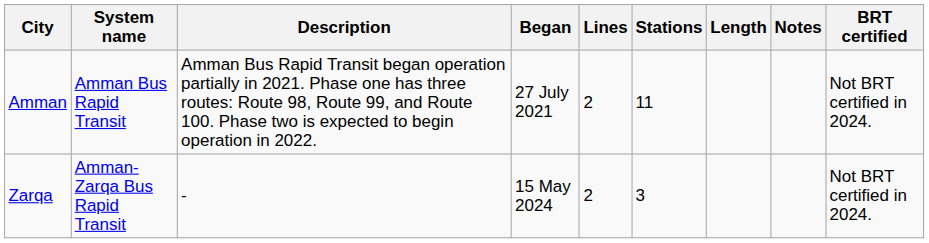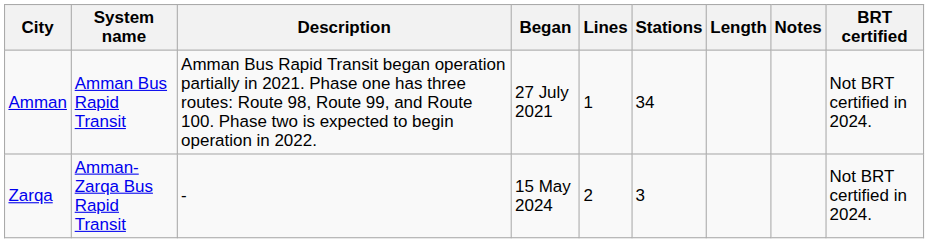(588, 102) 2 -> (588, 102) 1
(644, 102) 11 -> (645, 102) 34
